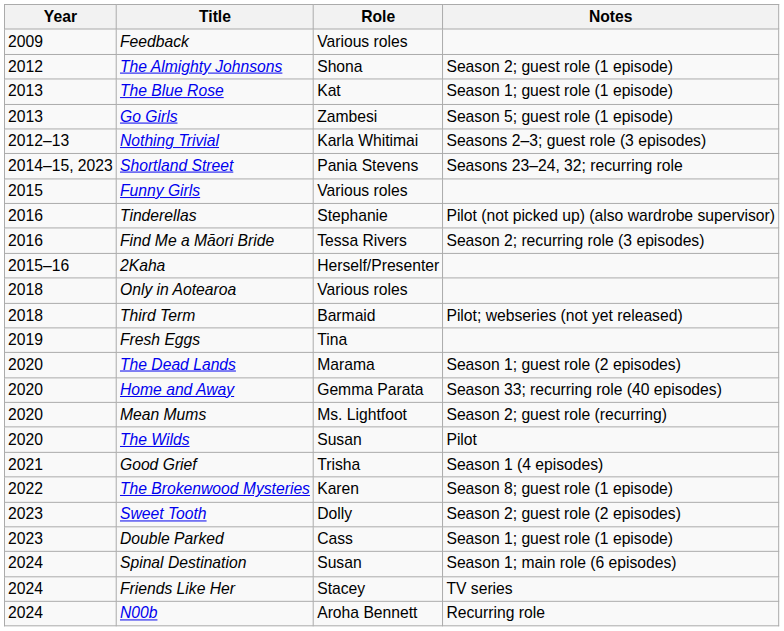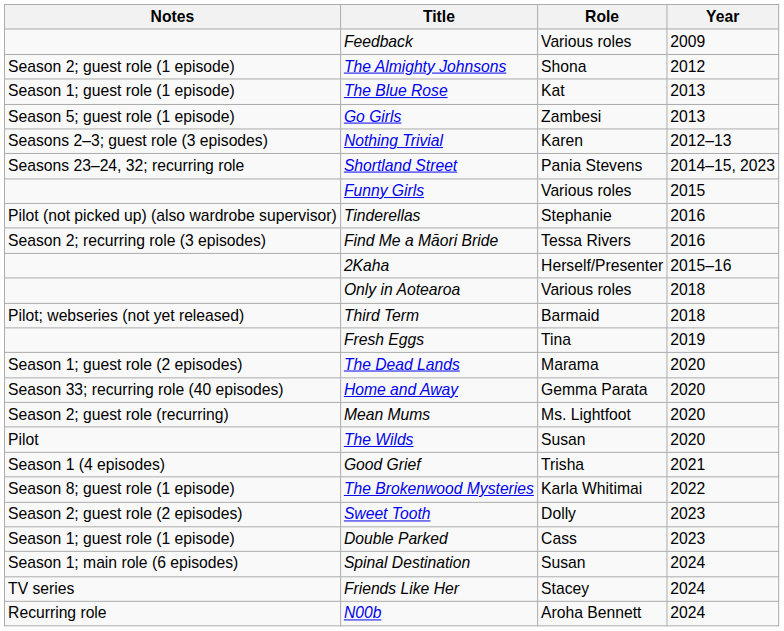columns swapped: (60, 16) <-> (611, 16)
(368, 141) Karla Whitimai -> (562, 141) Karen
(338, 489) Karen -> (592, 489) Karla Whitimai
